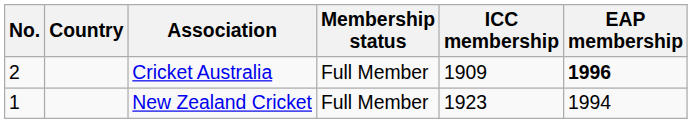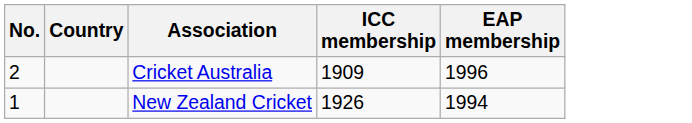- column: (378, 30)
(589, 72) bold -> (467, 72) normal
(465, 103) 1923 -> (342, 103) 1926
